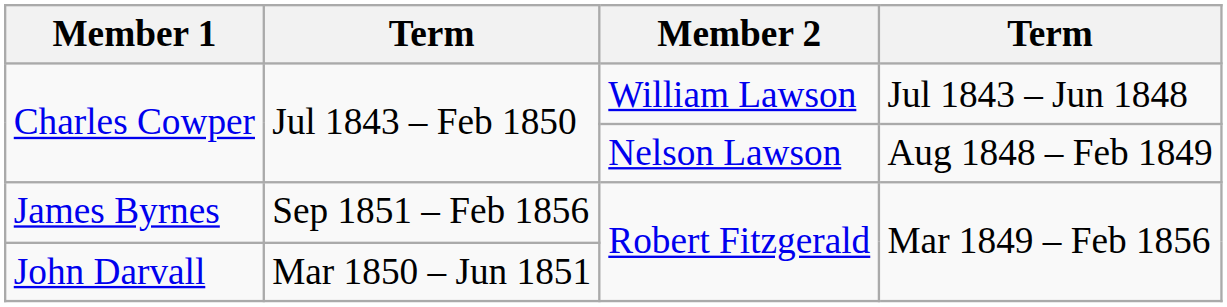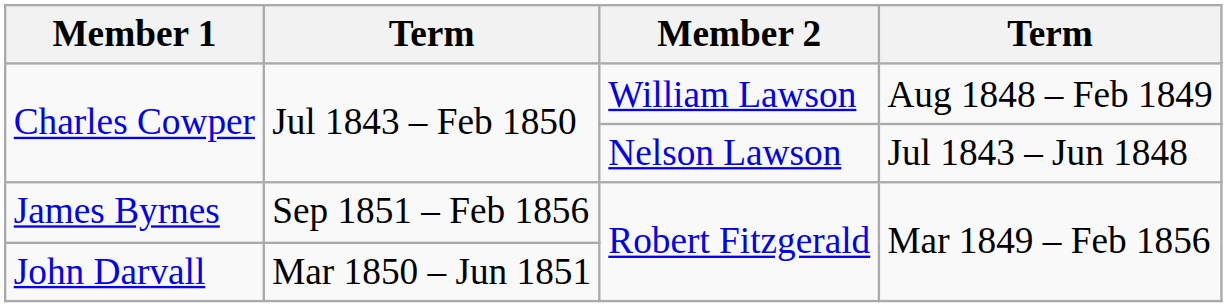(1038, 93) Jul 1843 – Jun 1848 -> (1050, 93) Aug 1848 – Feb 1849
(1050, 152) Aug 1848 – Feb 1849 -> (1038, 152) Jul 1843 – Jun 1848
